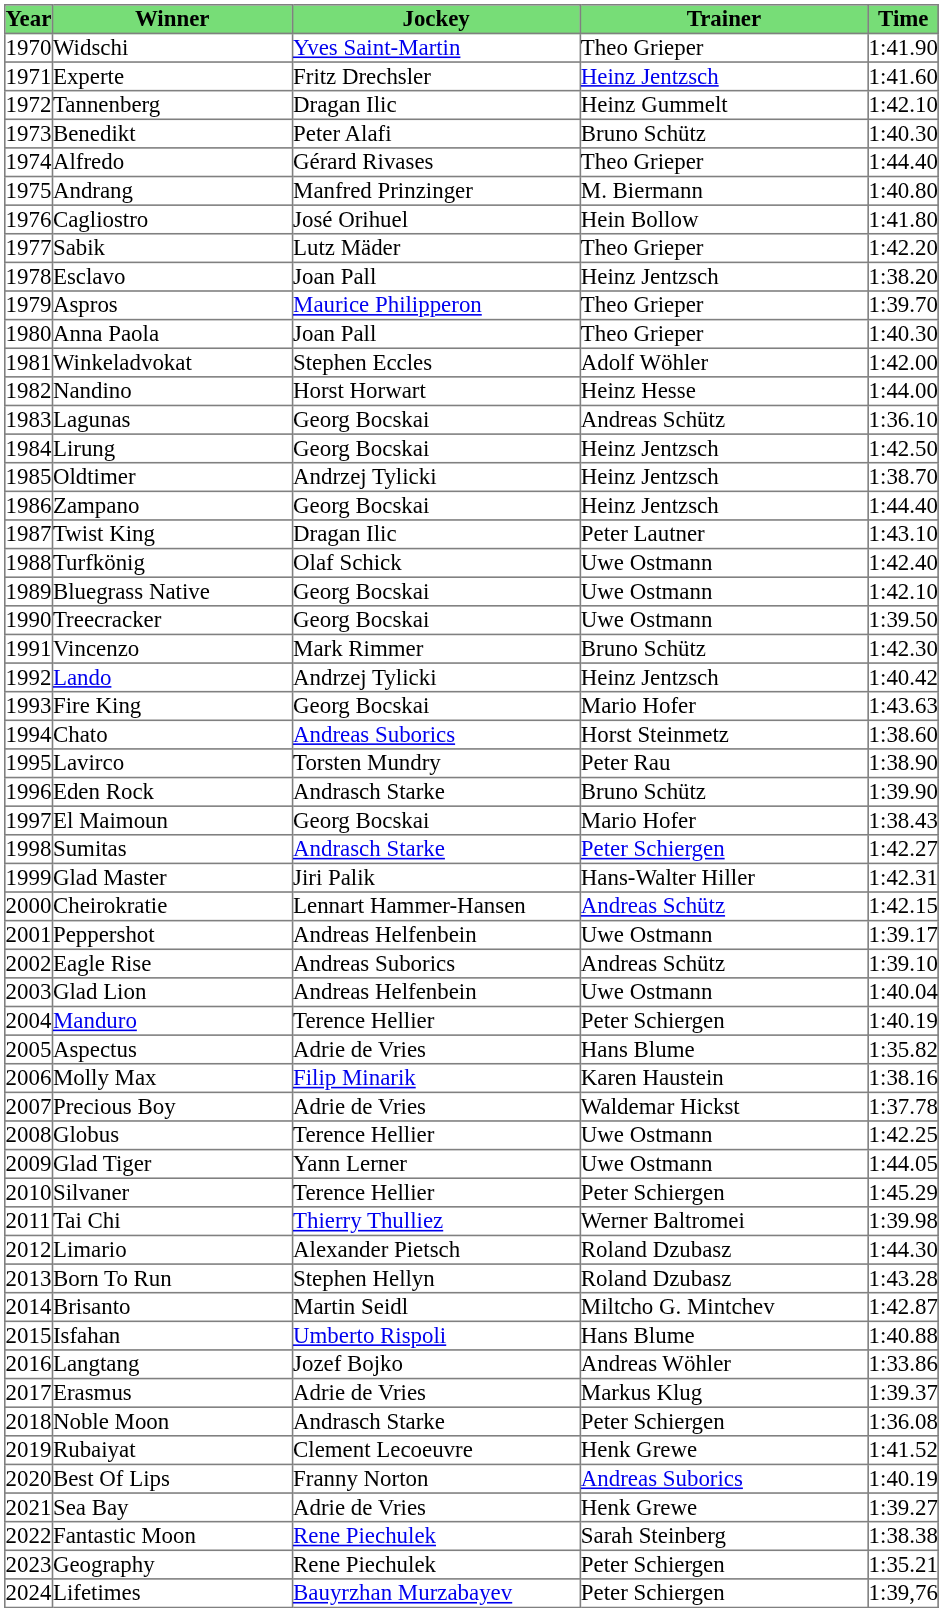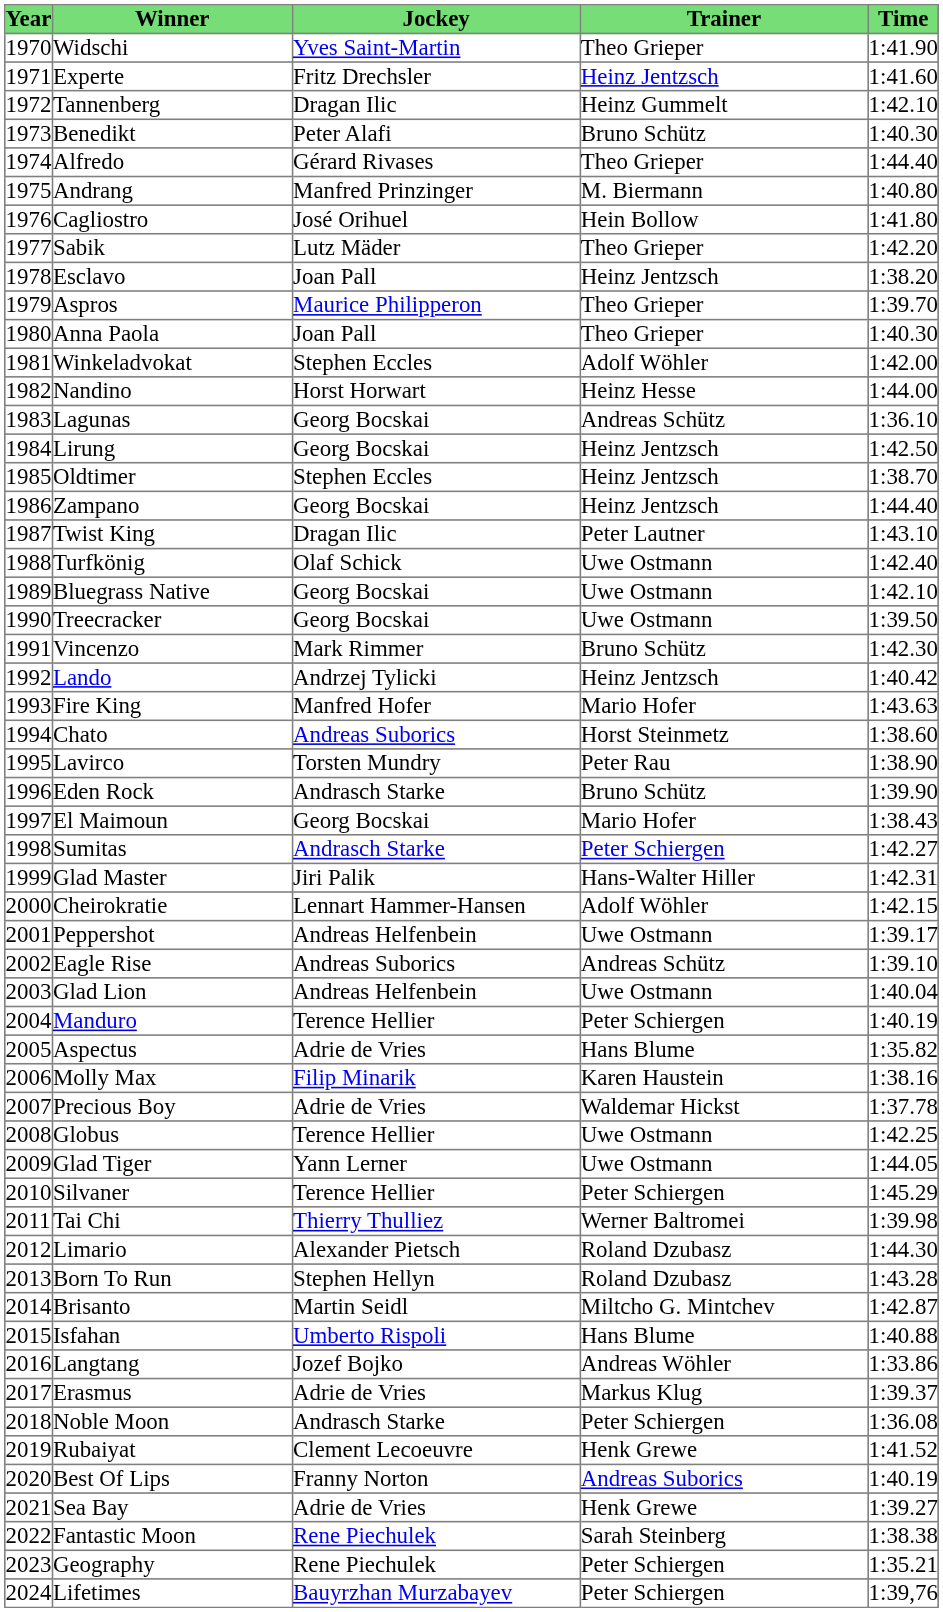(365, 476) Andrzej Tylicki -> (363, 476) Stephen Eccles
(361, 705) Georg Bocskai -> (362, 705) Manfred Hofer
(653, 906) Andreas Schütz -> (644, 906) Adolf Wöhler
